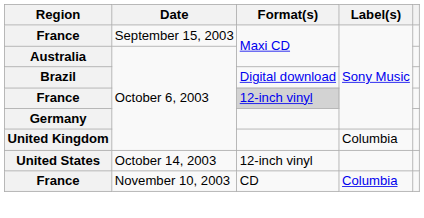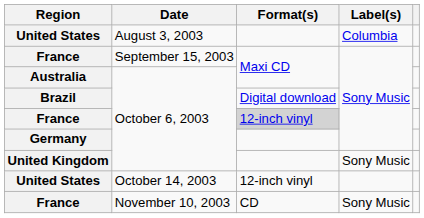+ row: (58, 35)
(370, 139) Columbia -> (376, 160) Sony Music
(370, 181) Columbia -> (376, 202) Sony Music
